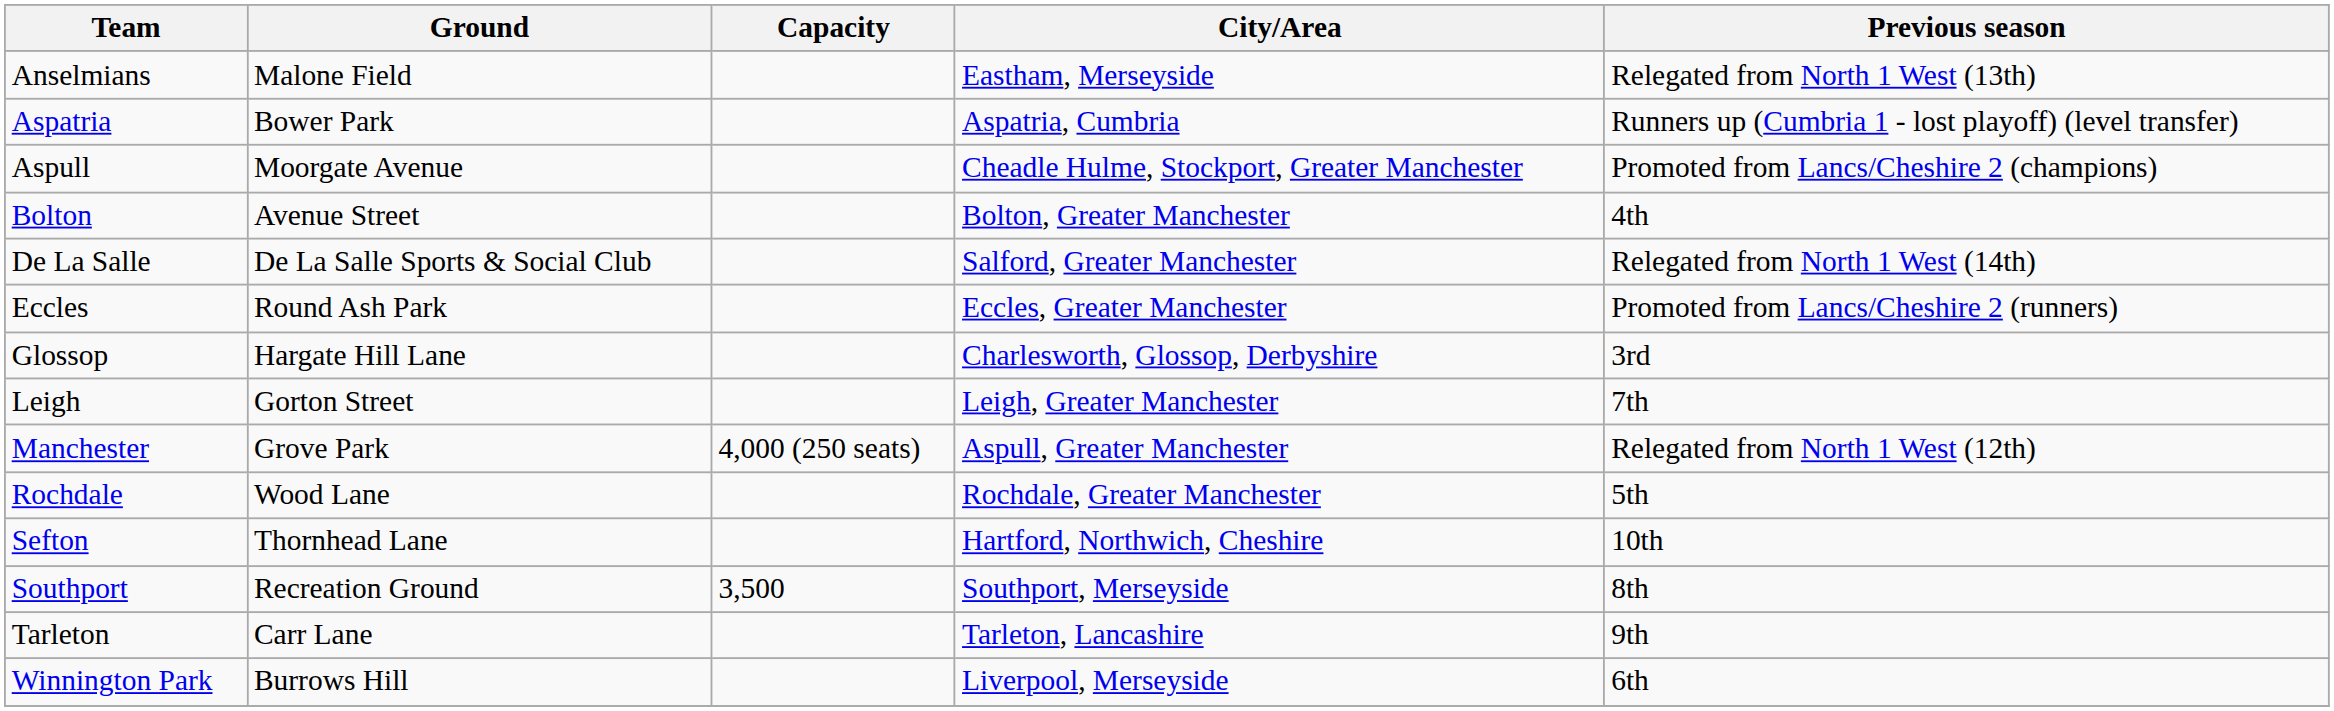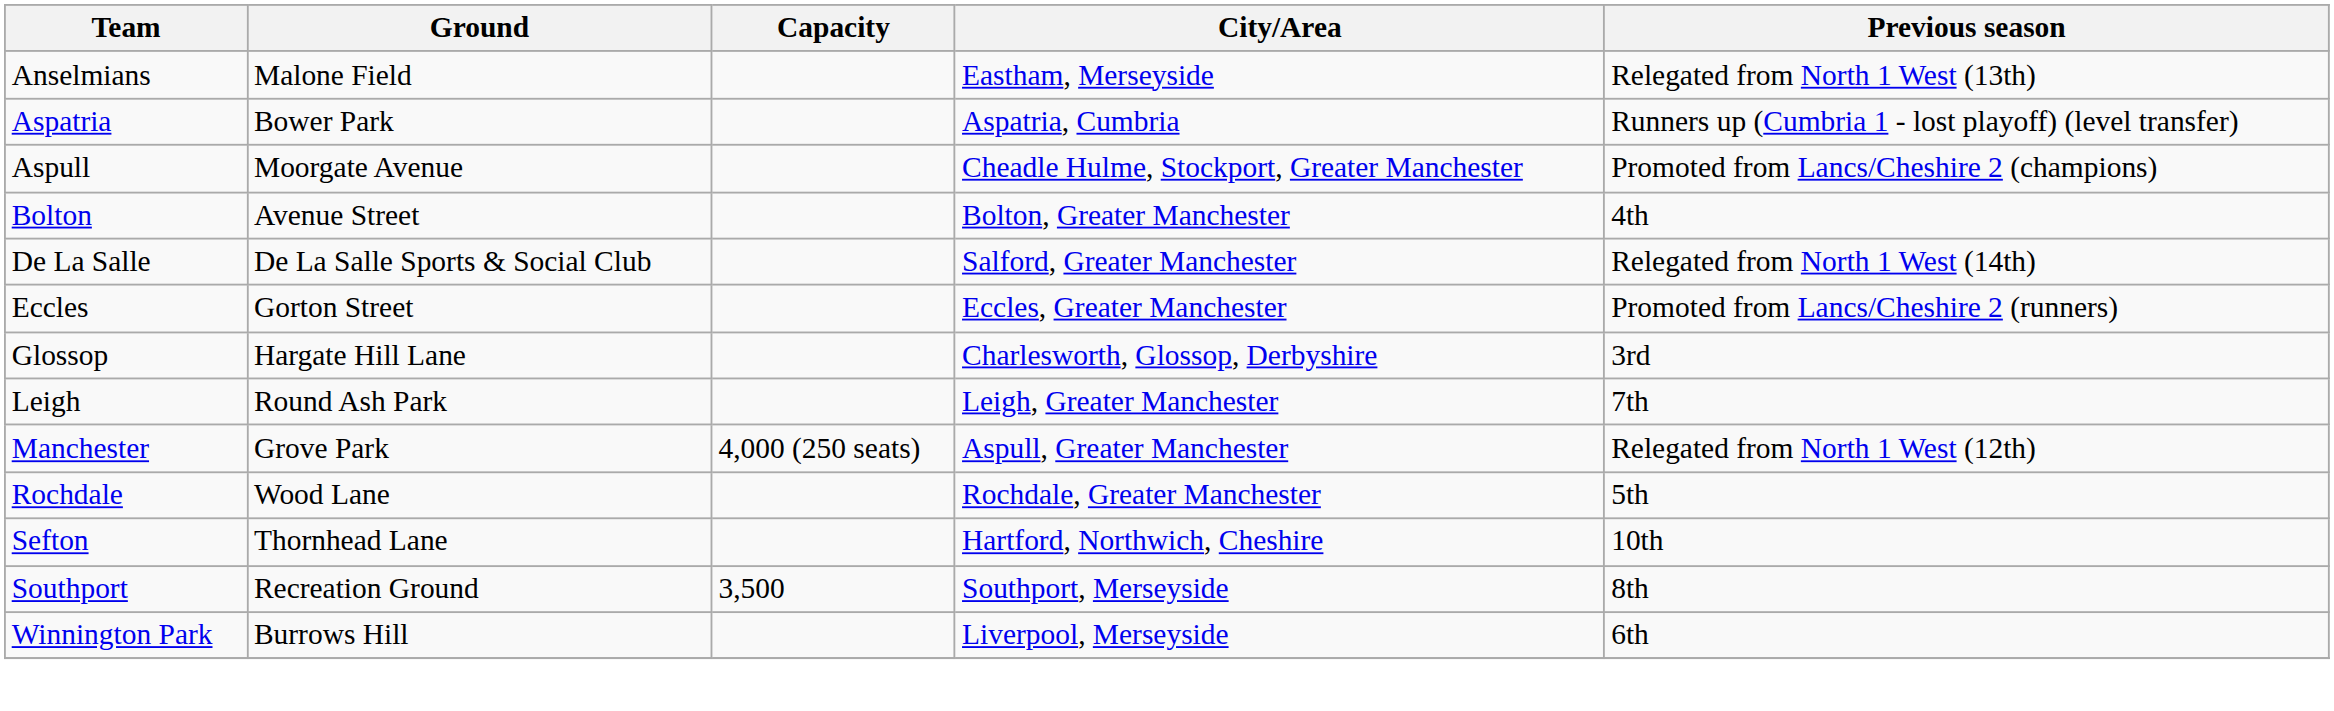(350, 307) Round Ash Park -> (334, 307) Gorton Street
(334, 401) Gorton Street -> (350, 401) Round Ash Park
- row: (61, 634)
